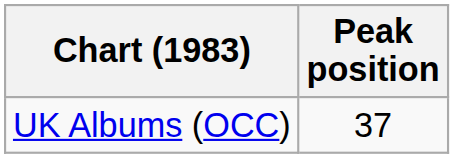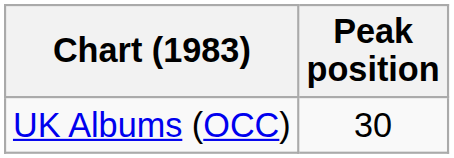(373, 124) 37 -> (373, 124) 30
